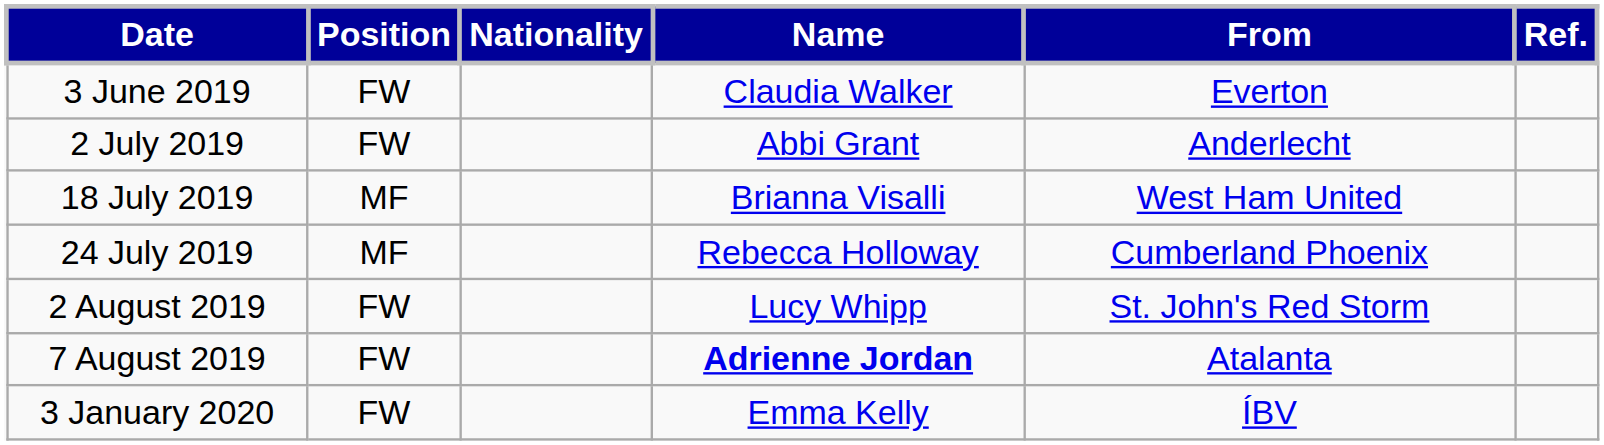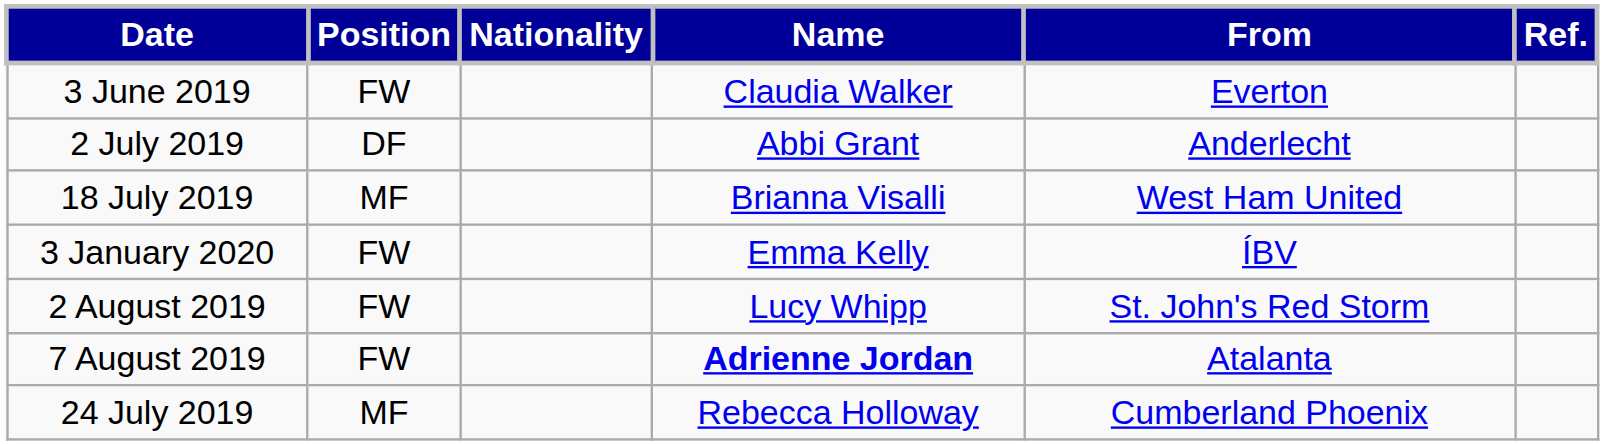(384, 145) FW -> (384, 145) DF
rows swapped: (157, 252) <-> (157, 413)
